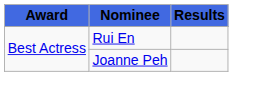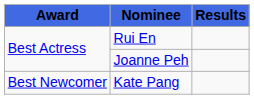+ row: (146, 82)
